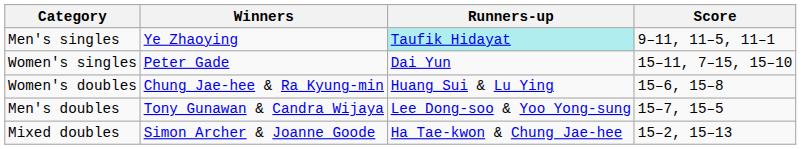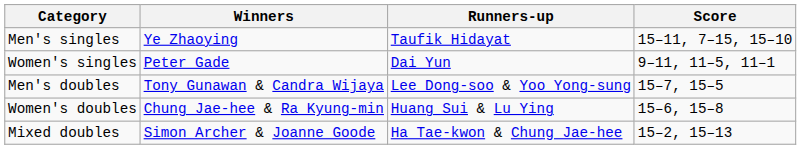(451, 40) paleturquoise background -> (451, 40) no background
(706, 40) 9–11, 11–5, 11–1 -> (715, 40) 15–11, 7–15, 15–10
(715, 63) 15–11, 7–15, 15–10 -> (706, 63) 9–11, 11–5, 11–1
rows swapped: (64, 109) <-> (72, 86)
